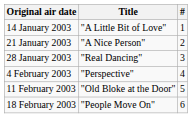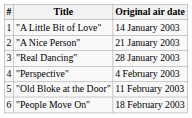columns swapped: (182, 12) <-> (41, 12)
